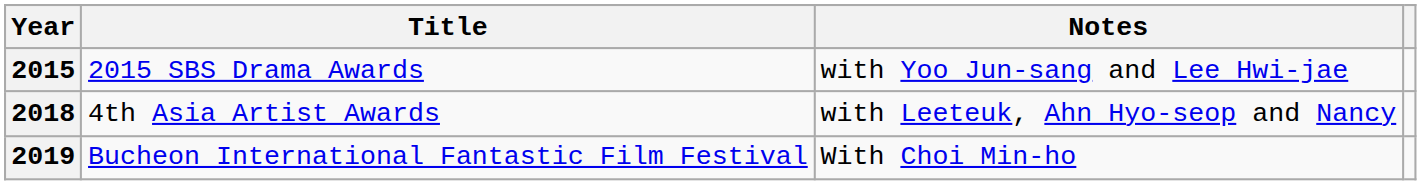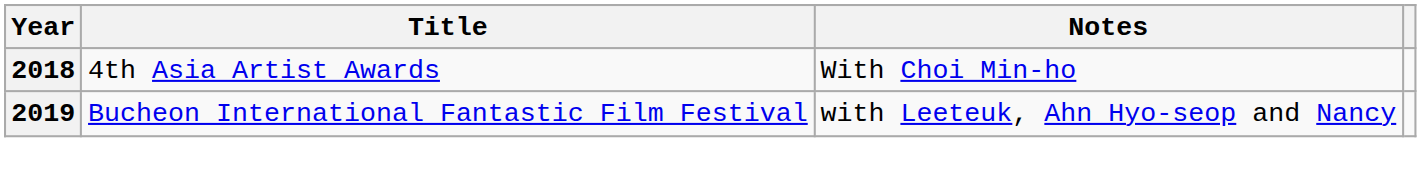- row: (43, 70)
(1108, 114) with Leeteuk, Ahn Hyo-seop and Nancy -> (948, 70) With Choi Min-ho
(948, 157) With Choi Min-ho -> (1108, 114) with Leeteuk, Ahn Hyo-seop and Nancy
